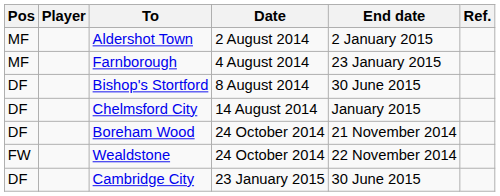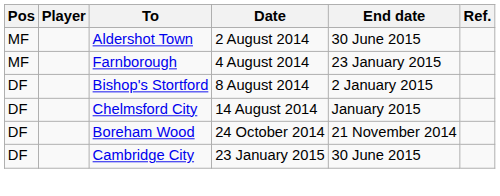(382, 39) 2 January 2015 -> (376, 39) 30 June 2015
(376, 86) 30 June 2015 -> (382, 86) 2 January 2015
- row: (131, 156)
